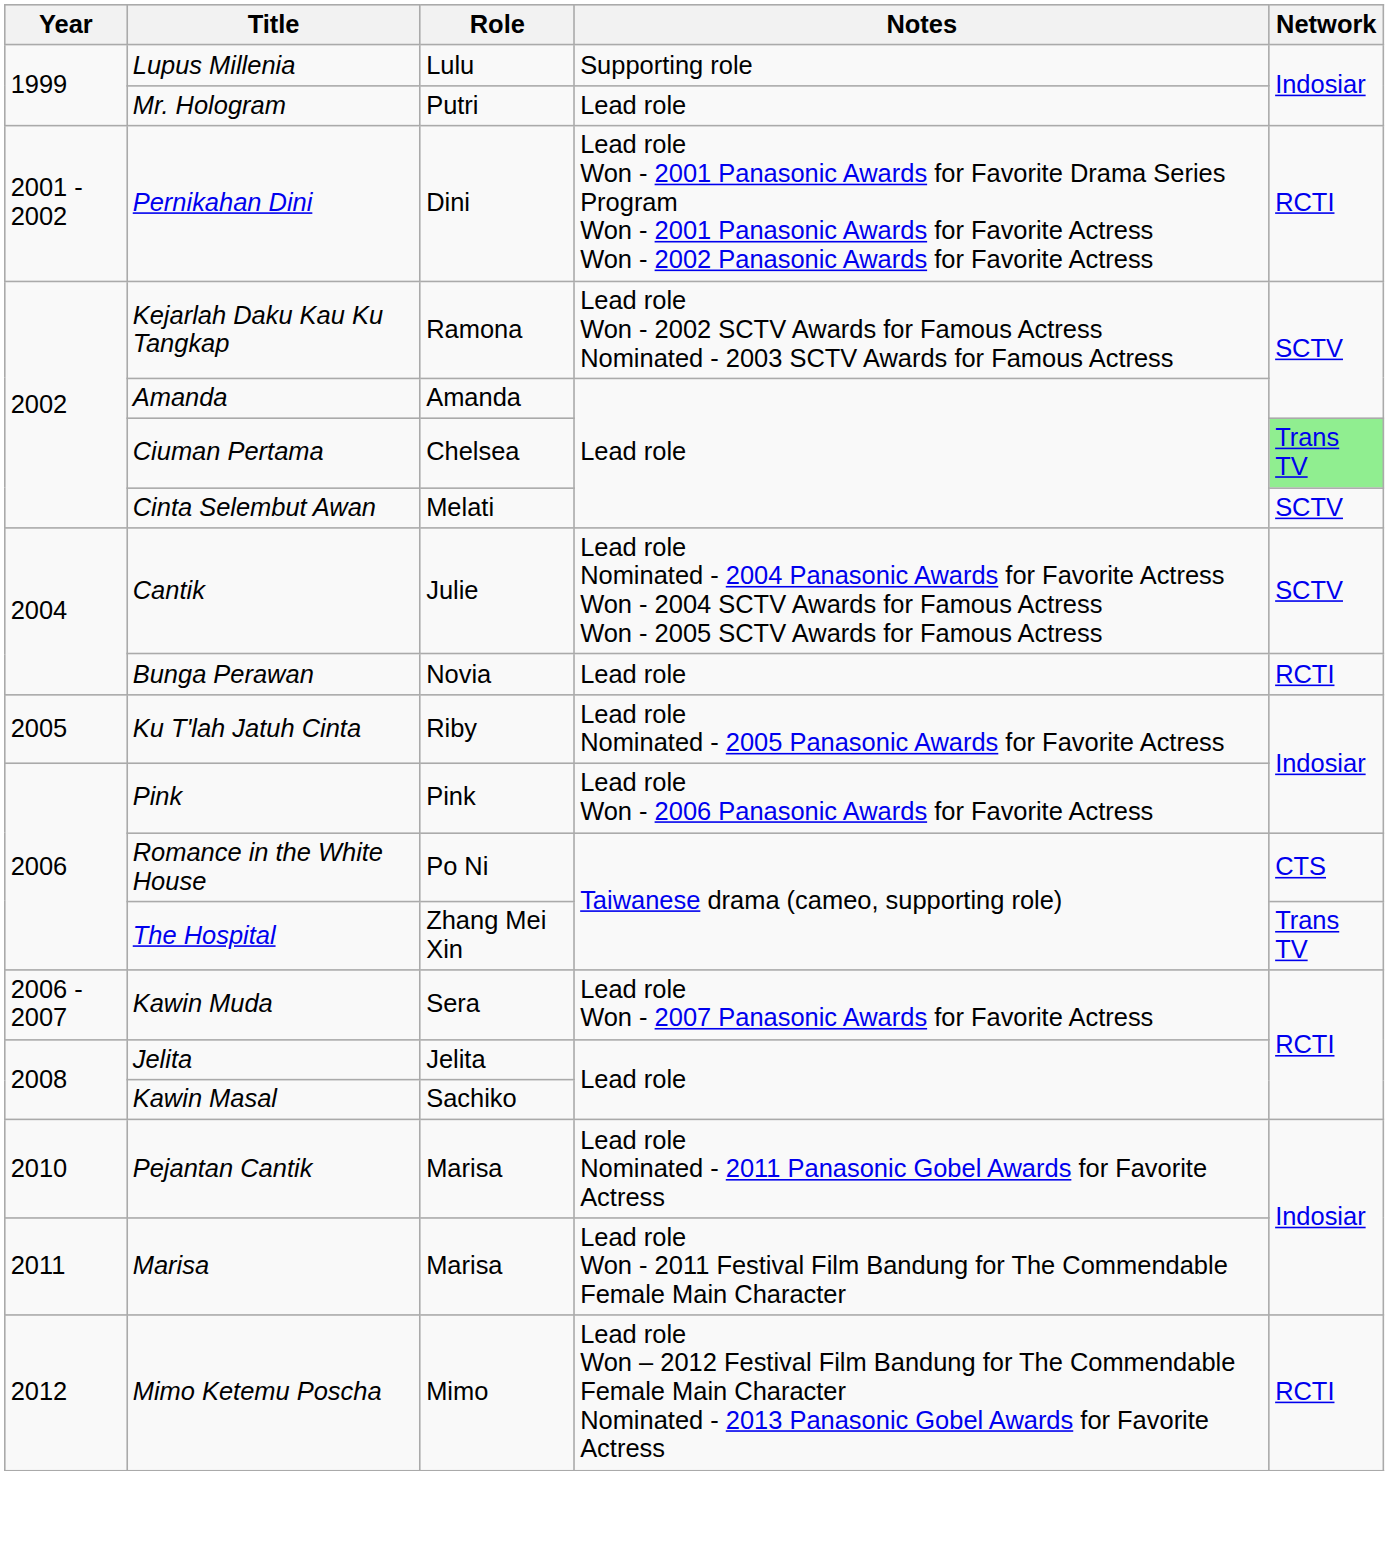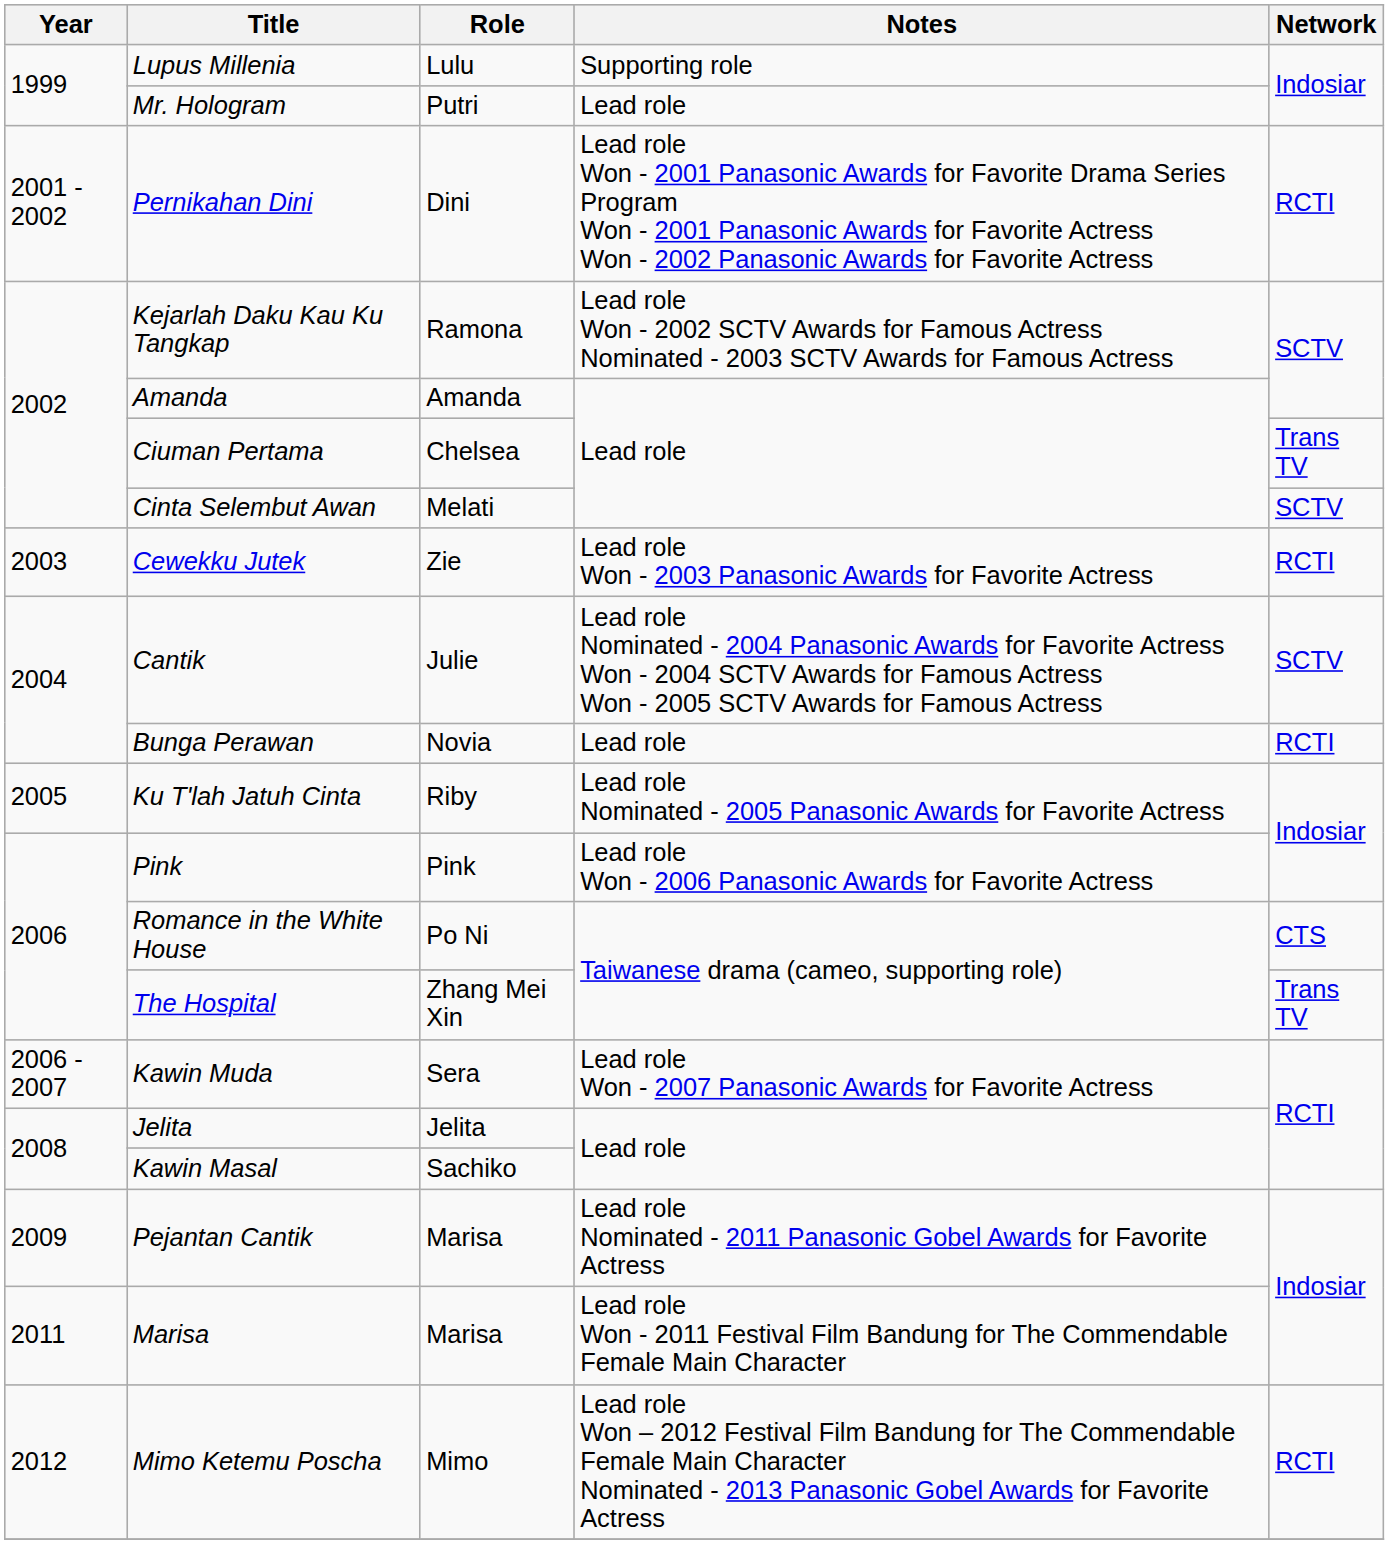(1307, 452) lightgreen background -> (1307, 452) no background
+ row: (219, 562)
(39, 1168) 2010 -> (39, 1237) 2009
